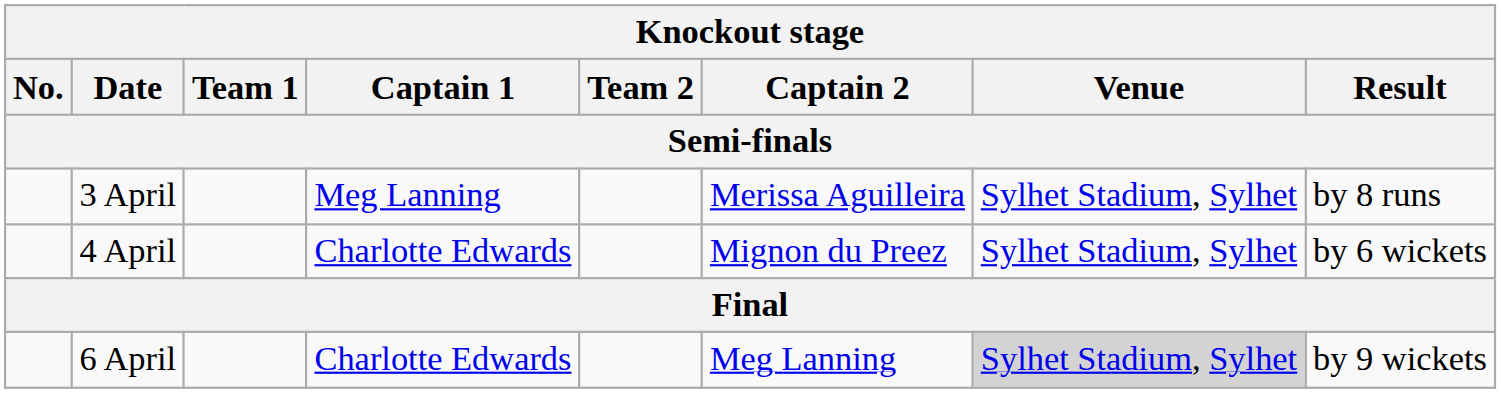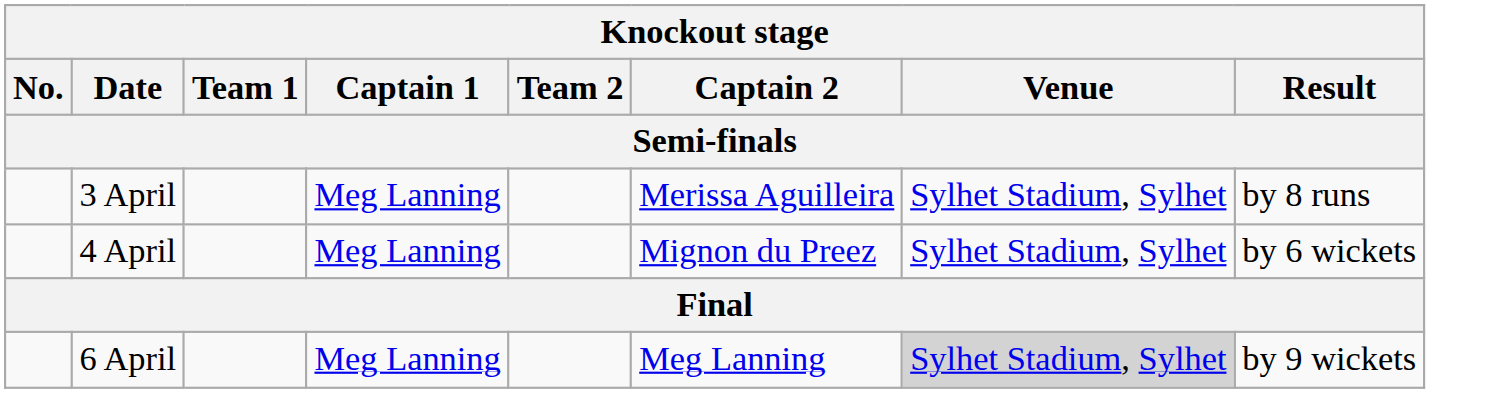(443, 250) Charlotte Edwards -> (408, 250) Meg Lanning
(443, 359) Charlotte Edwards -> (408, 359) Meg Lanning
